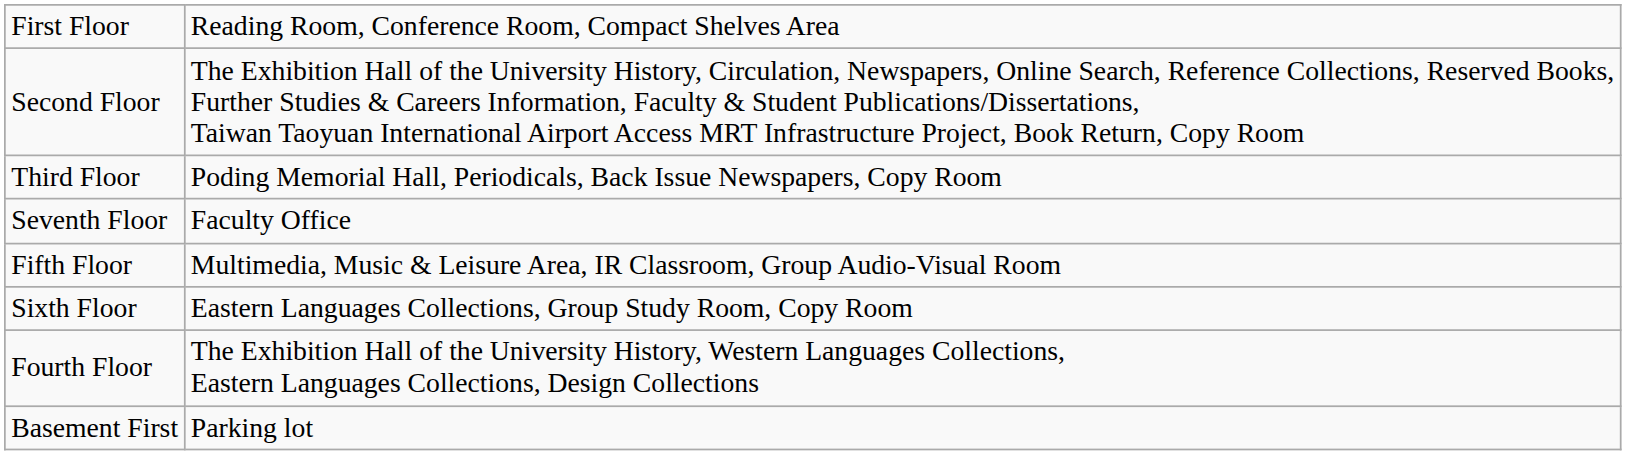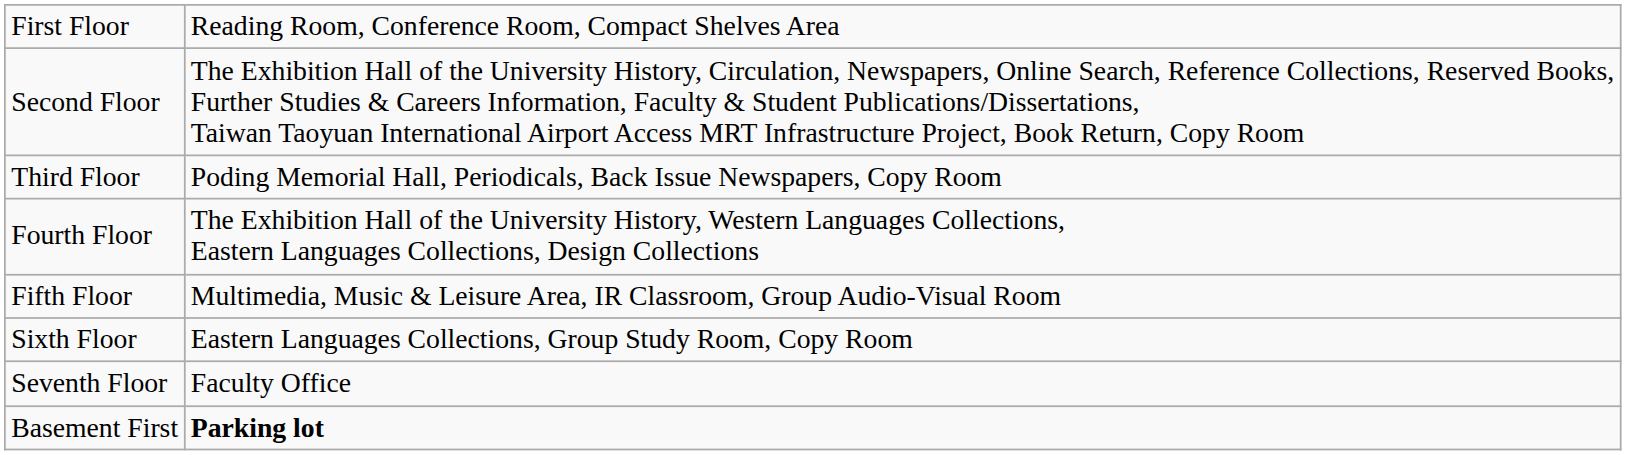rows swapped: (82, 367) <-> (89, 220)
(252, 427) normal -> (257, 427) bold
